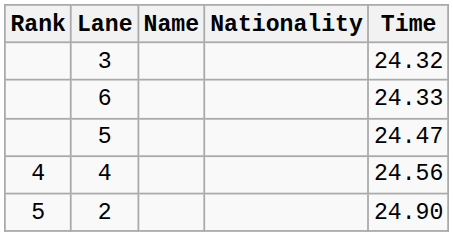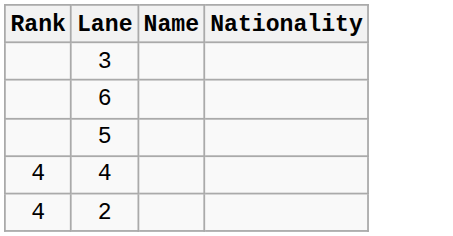- column: (409, 24)
(38, 212) 5 -> (38, 212) 4
